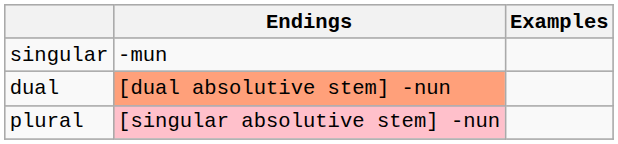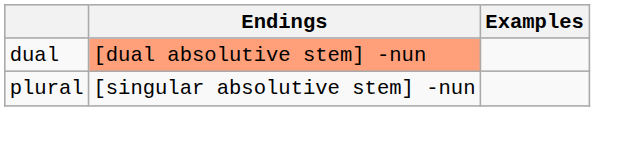- row: (59, 55)
(309, 122) pink background -> (284, 88) no background
